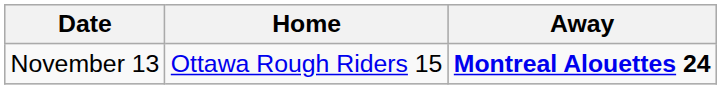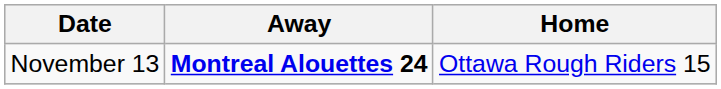columns swapped: (582, 24) <-> (307, 24)
